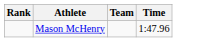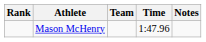+ column: (186, 12)
